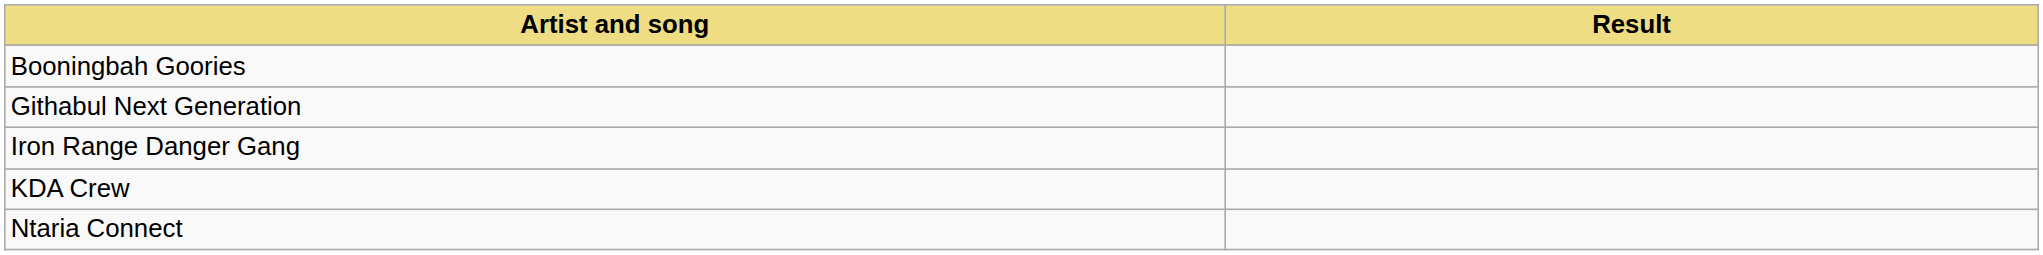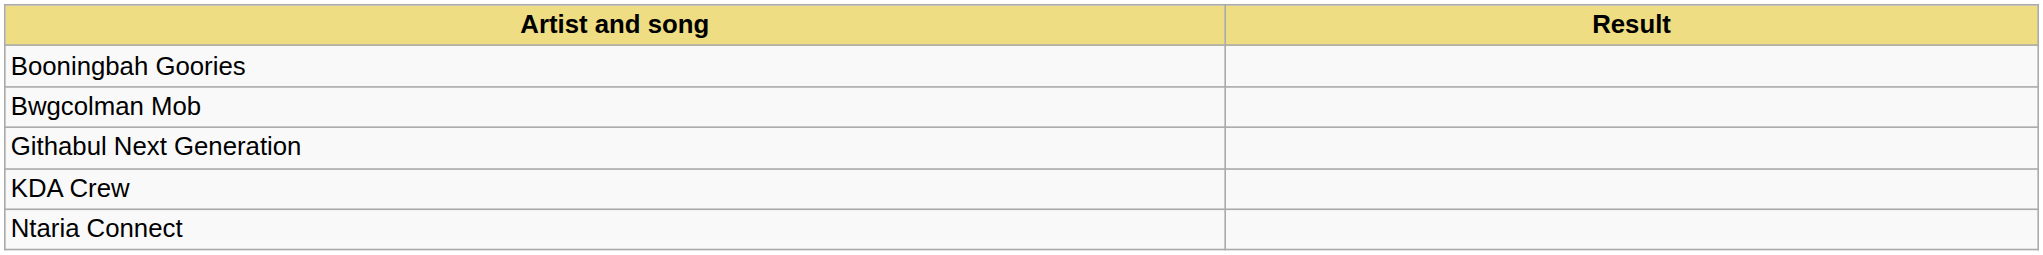+ row: (106, 106)
- row: (155, 147)
